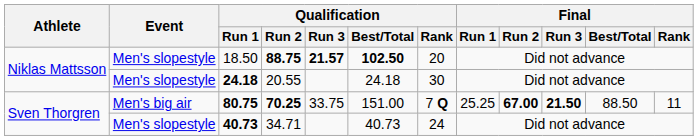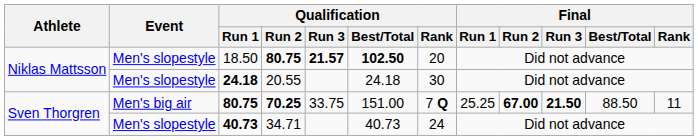(283, 59) 88.75 -> (283, 59) 80.75
